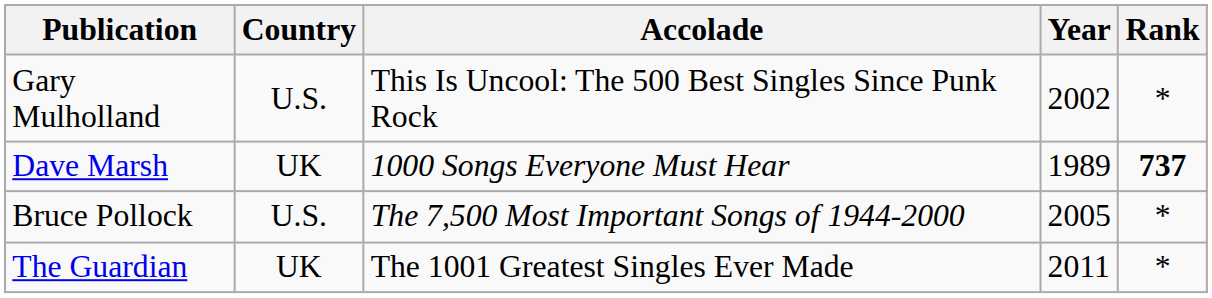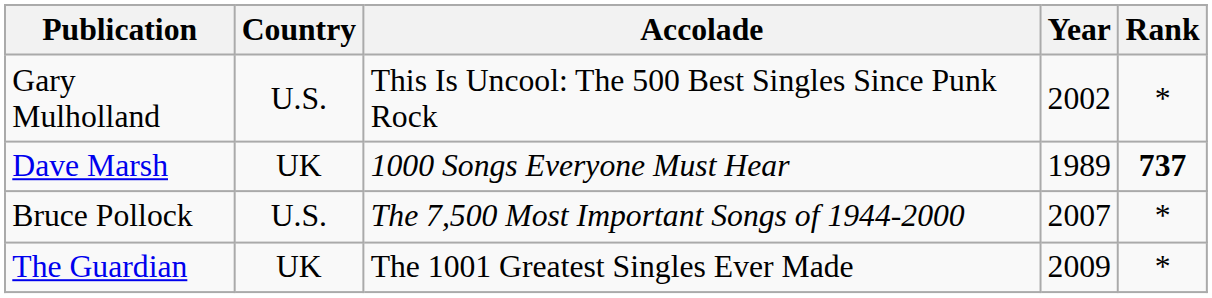(1079, 215) 2005 -> (1079, 215) 2007
(1079, 266) 2011 -> (1079, 266) 2009
